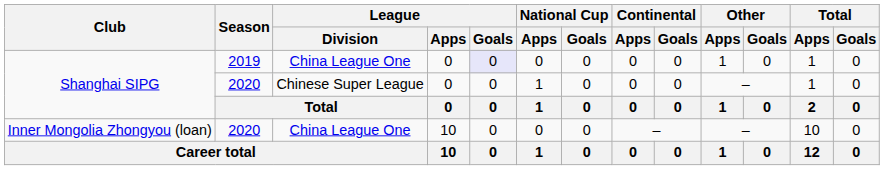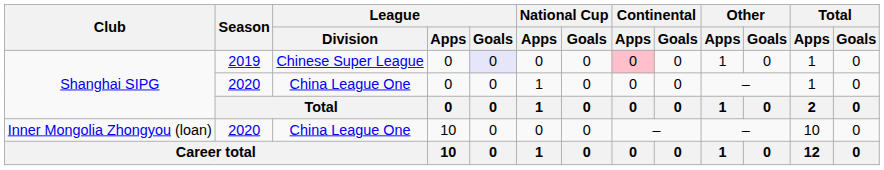(350, 61) China League One -> (350, 61) Chinese Super League
(633, 61) no background -> (633, 61) pink background
(350, 84) Chinese Super League -> (350, 84) China League One
